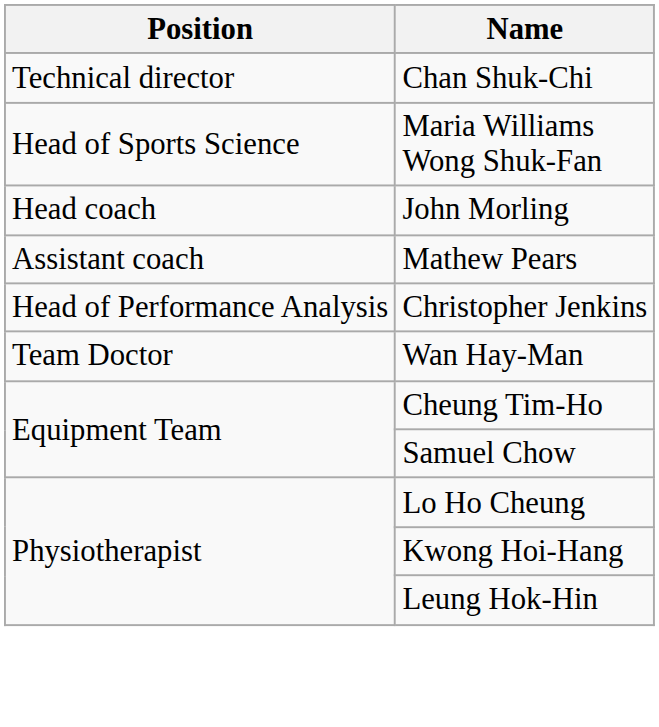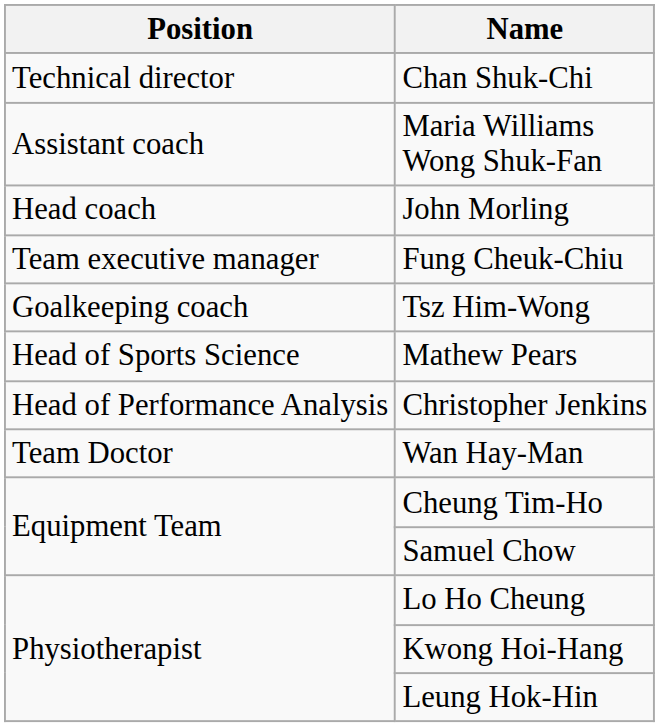(156, 143) Head of Sports Science -> (108, 143) Assistant coach
+ row: (513, 258)
+ row: (496, 307)
(108, 258) Assistant coach -> (156, 355) Head of Sports Science
